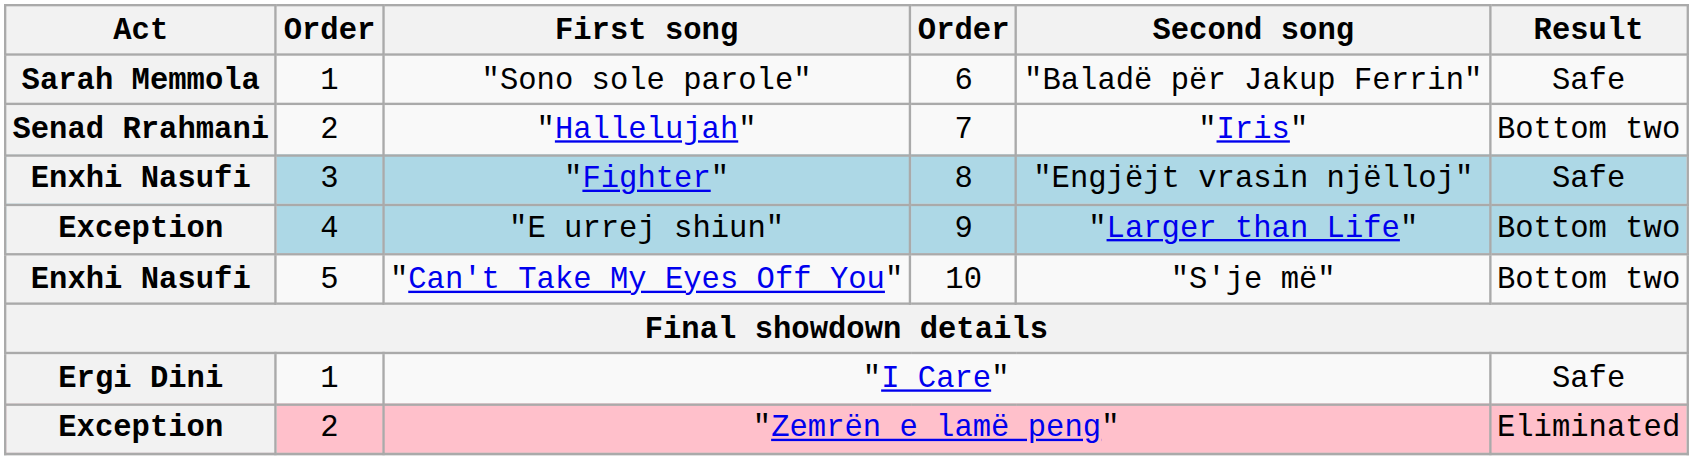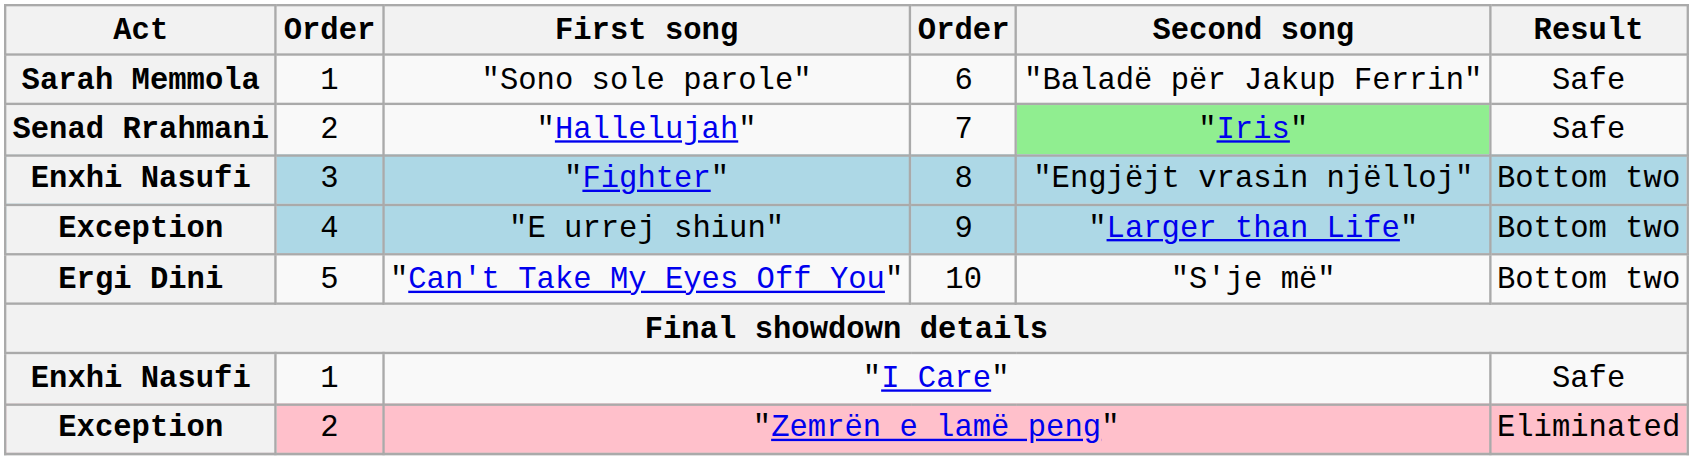(1253, 130) no background -> (1253, 130) lightgreen background
(1589, 130) Bottom two -> (1589, 130) Safe
(1589, 179) Safe -> (1589, 179) Bottom two
(141, 279) Enxhi Nasufi -> (141, 279) Ergi Dini
(141, 379) Ergi Dini -> (141, 379) Enxhi Nasufi
